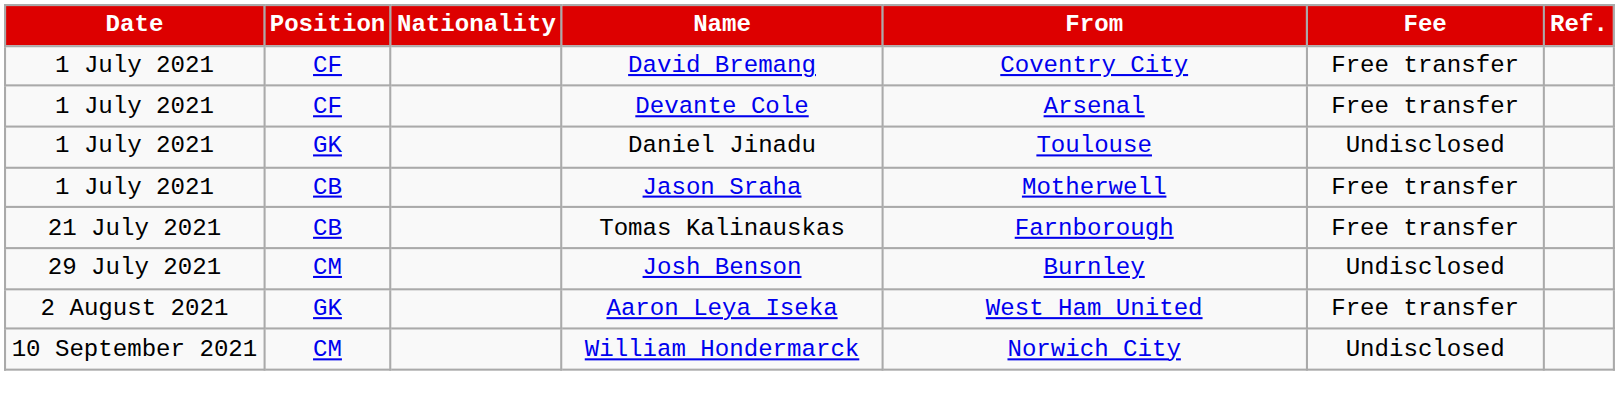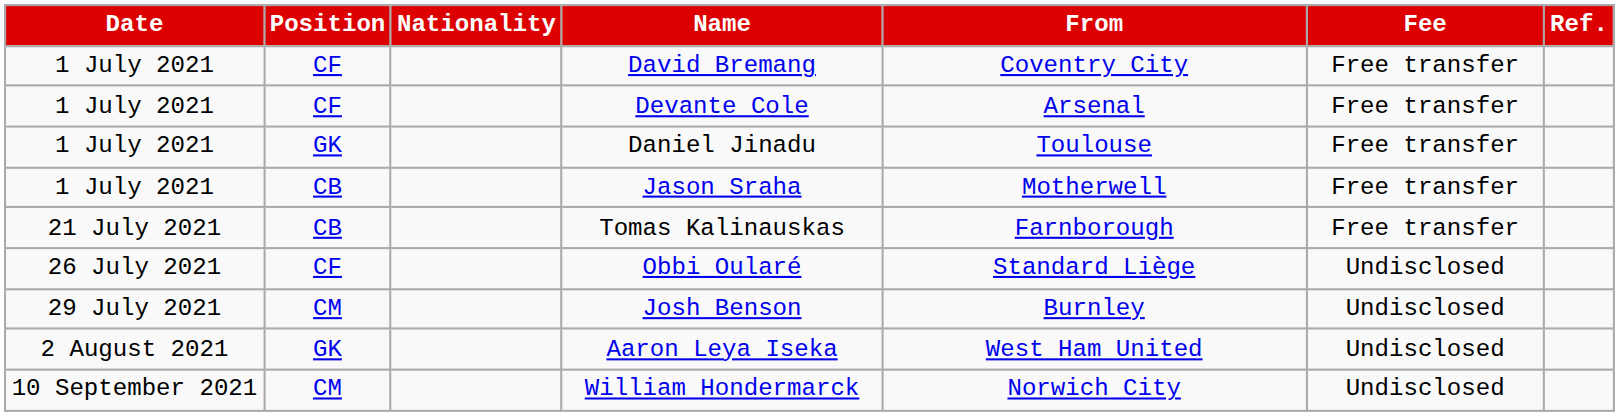(1425, 146) Undisclosed -> (1425, 146) Free transfer
+ row: (722, 268)
(1425, 308) Free transfer -> (1425, 349) Undisclosed
